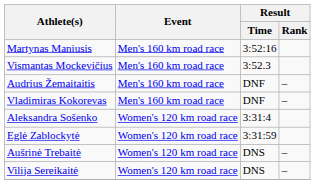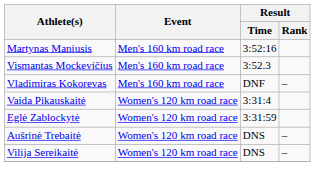- row: (51, 83)
- row: (52, 118)
+ row: (46, 100)
